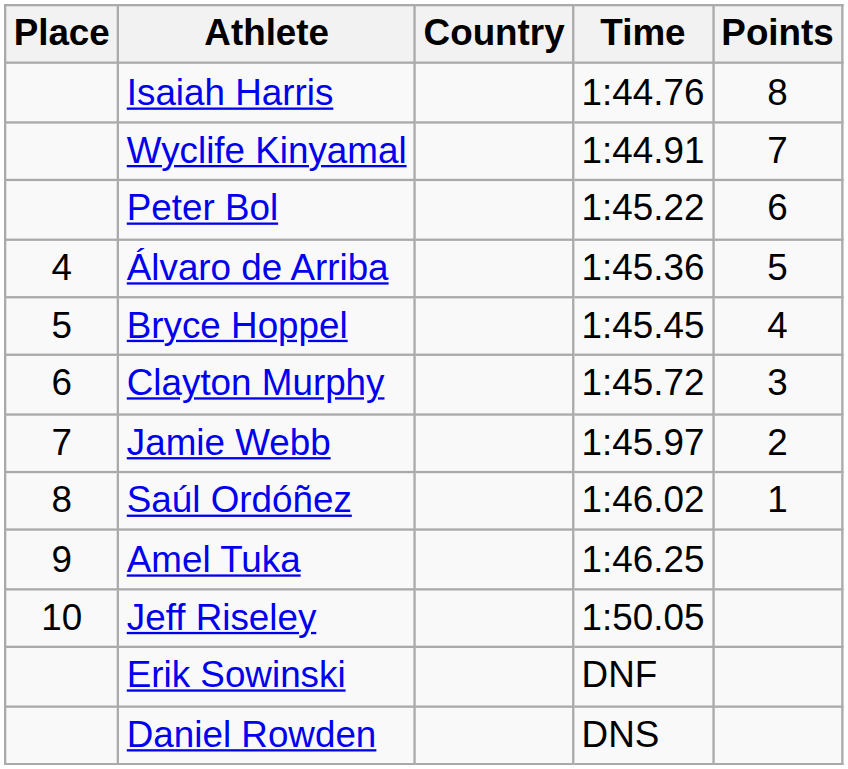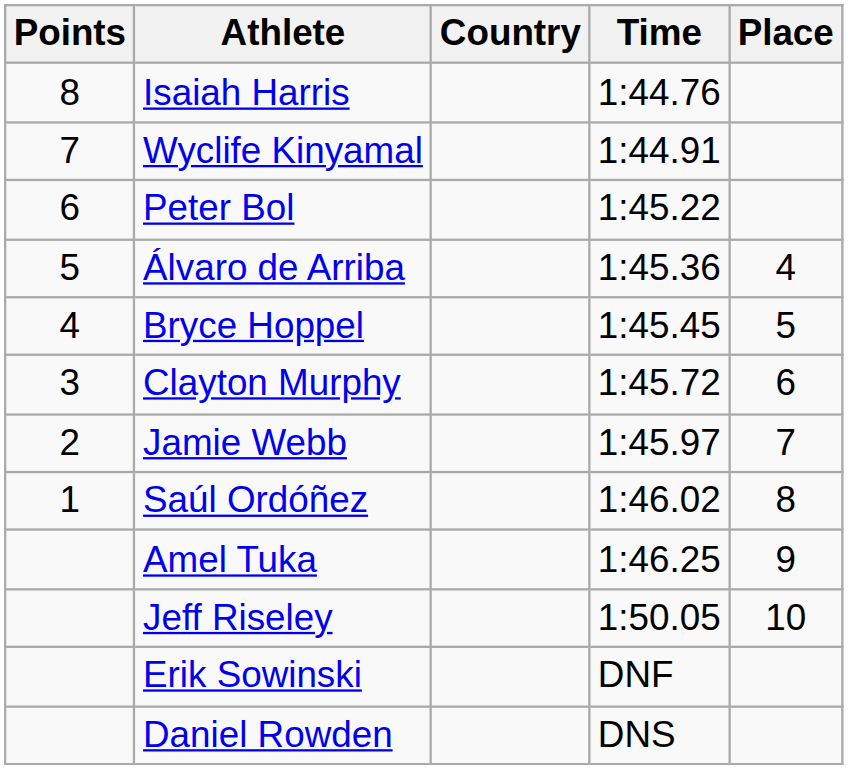columns swapped: (62, 33) <-> (778, 33)
